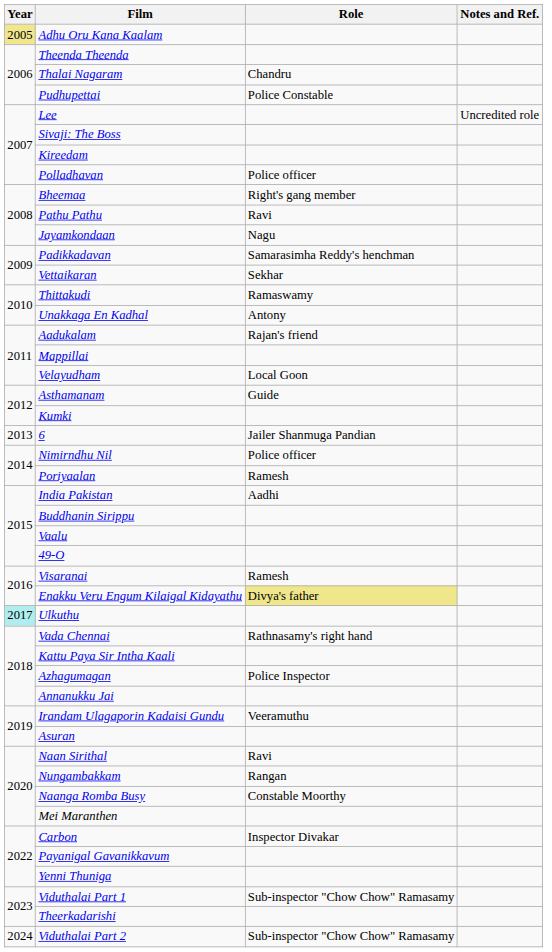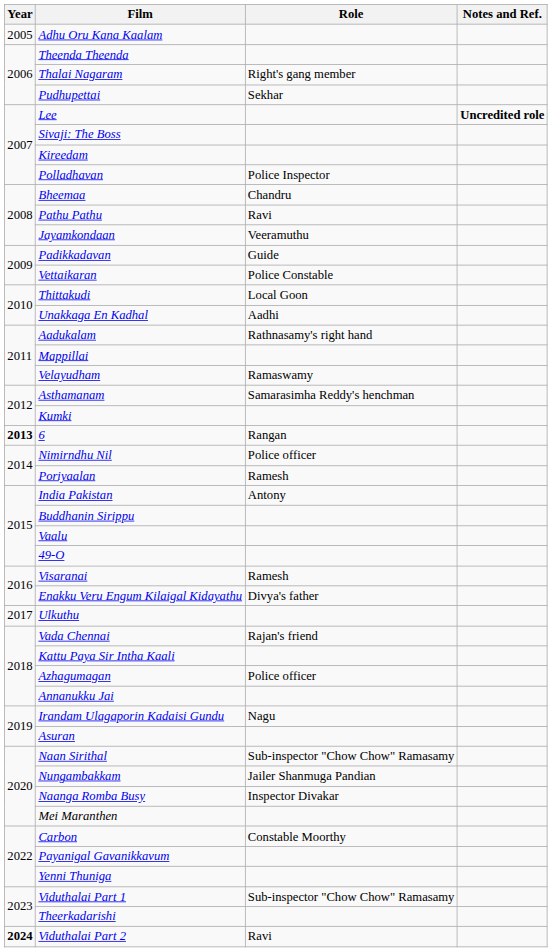(20, 34) khaki background -> (20, 34) no background
(270, 74) Chandru -> (302, 74) Right's gang member
(291, 94) Police Constable -> (265, 94) Sekhar
(500, 114) normal -> (502, 114) bold
(282, 174) Police officer -> (289, 174) Police Inspector
(302, 194) Right's gang member -> (270, 194) Chandru
(262, 235) Nagu -> (278, 235) Veeramuthu
(331, 255) Samarasimha Reddy's henchman -> (263, 255) Guide
(265, 275) Sekhar -> (291, 275) Police Constable
(281, 295) Ramaswamy -> (278, 295) Local Goon
(267, 315) Antony -> (263, 315) Aadhi
(283, 335) Rajan's friend -> (310, 335) Rathnasamy's right hand
(278, 375) Local Goon -> (281, 375) Ramaswamy
(263, 395) Guide -> (331, 395) Samarasimha Reddy's henchman
(20, 435) normal -> (20, 435) bold
(312, 435) Jailer Shanmuga Pandian -> (267, 435) Rangan
(263, 495) Aadhi -> (267, 495) Antony
(283, 595) khaki background -> (283, 595) no background
(20, 615) paleturquoise background -> (20, 615) no background
(310, 635) Rathnasamy's right hand -> (283, 635) Rajan's friend
(289, 676) Police Inspector -> (282, 676) Police officer
(278, 716) Veeramuthu -> (262, 716) Nagu
(260, 756) Ravi -> (351, 756) Sub-inspector "Chow Chow" Ramasamy
(267, 776) Rangan -> (312, 776) Jailer Shanmuga Pandian
(297, 796) Constable Moorthy -> (293, 796) Inspector Divakar
(293, 836) Inspector Divakar -> (297, 836) Constable Moorthy
(20, 936) normal -> (20, 936) bold
(351, 936) Sub-inspector "Chow Chow" Ramasamy -> (260, 936) Ravi
